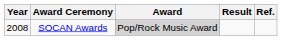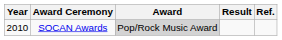(17, 27) 2008 -> (17, 27) 2010
